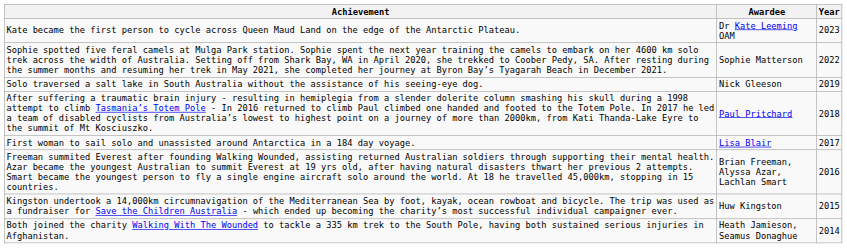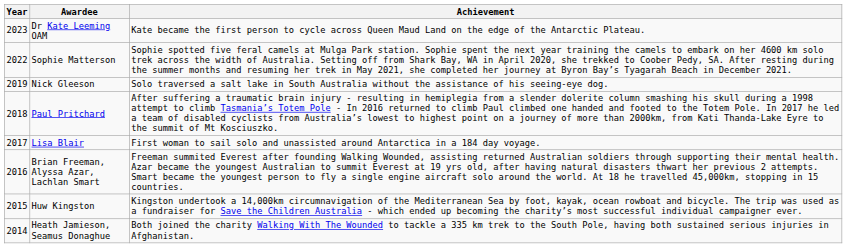columns swapped: (829, 11) <-> (361, 11)
